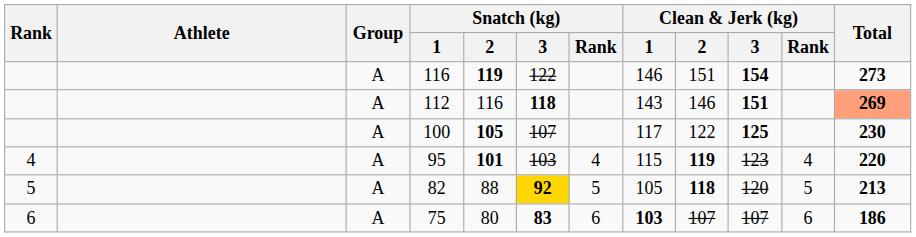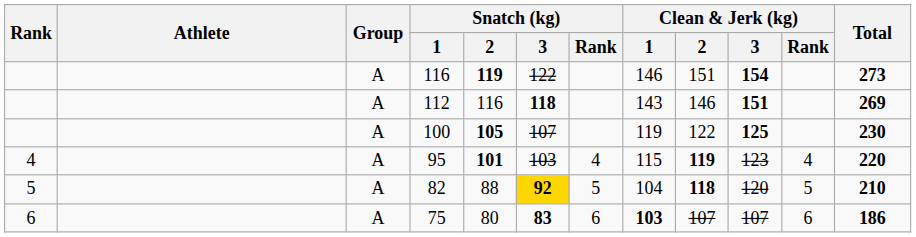(872, 103) lightsalmon background -> (872, 103) no background
(649, 132) 117 -> (649, 132) 119
(649, 189) 105 -> (649, 189) 104
(872, 189) 213 -> (872, 189) 210
